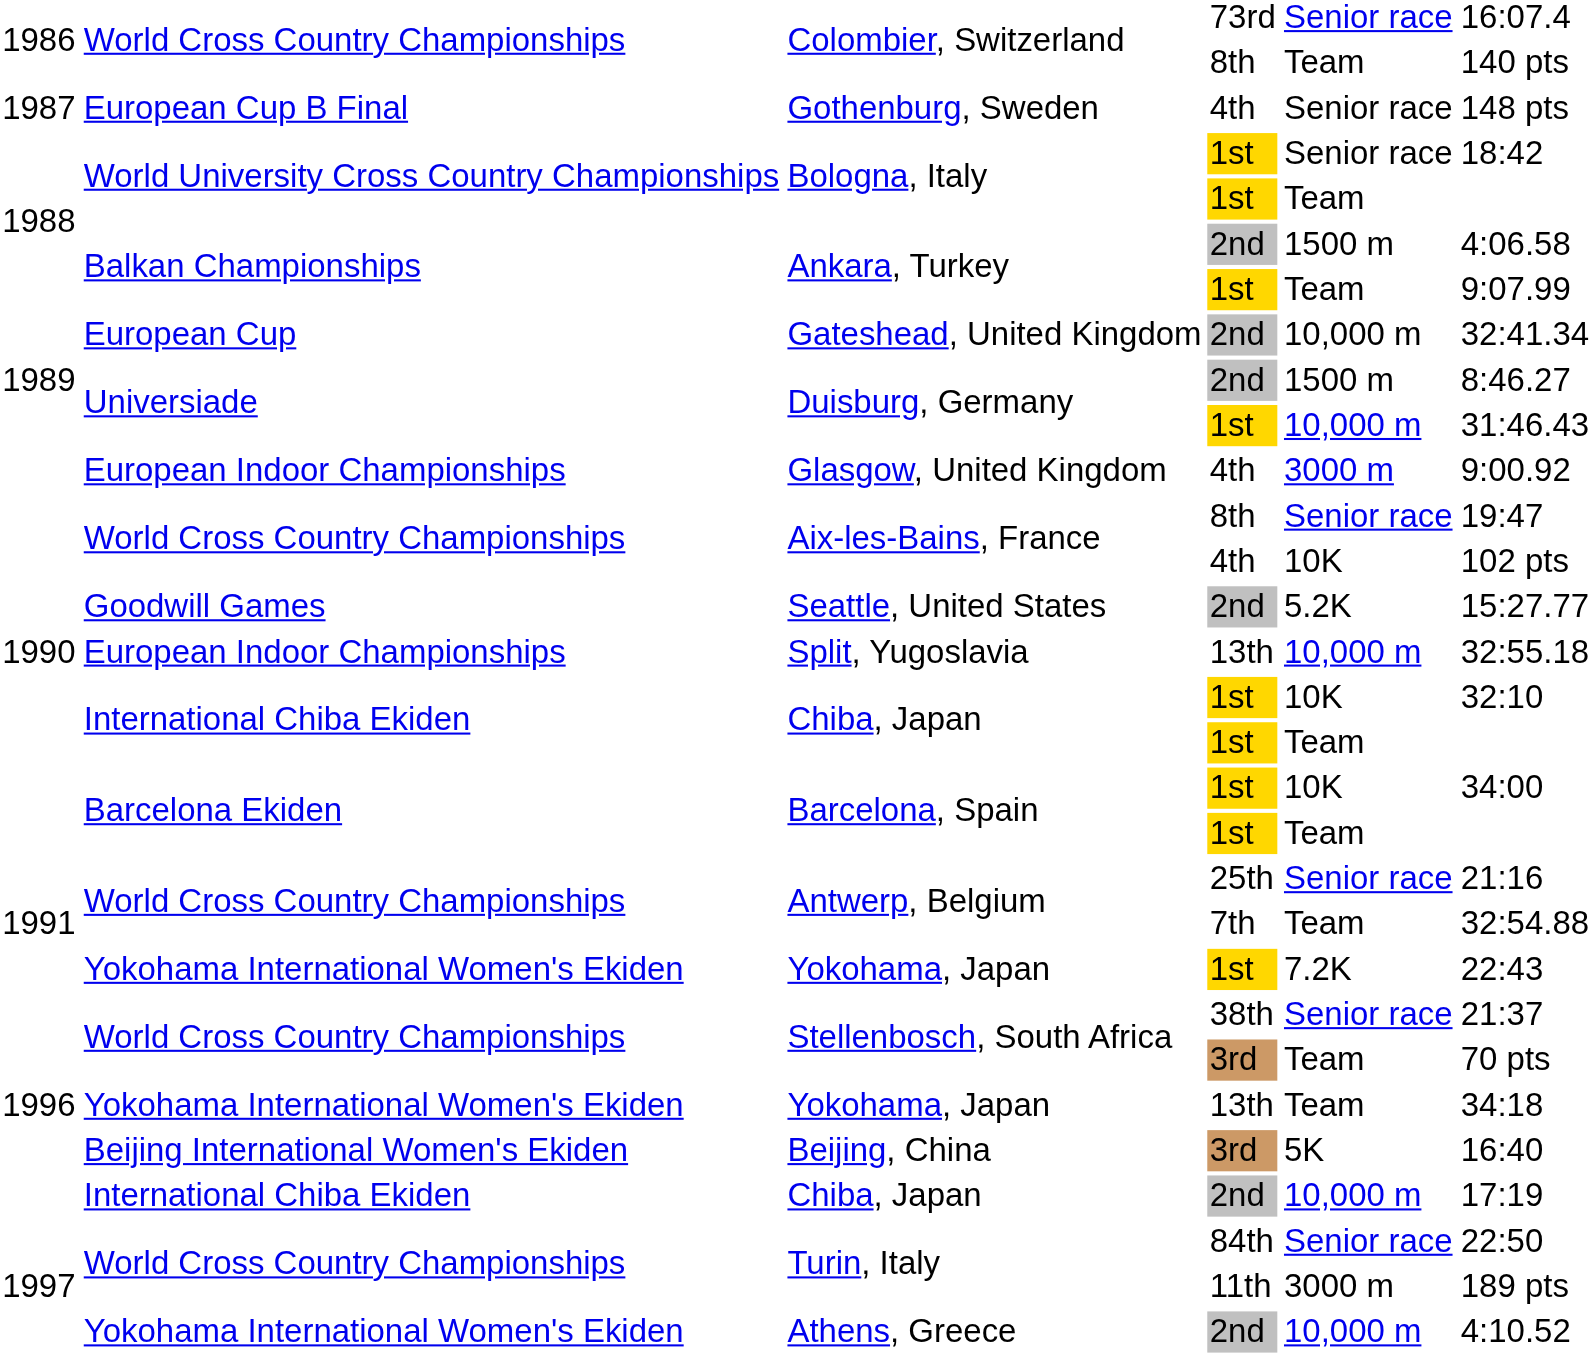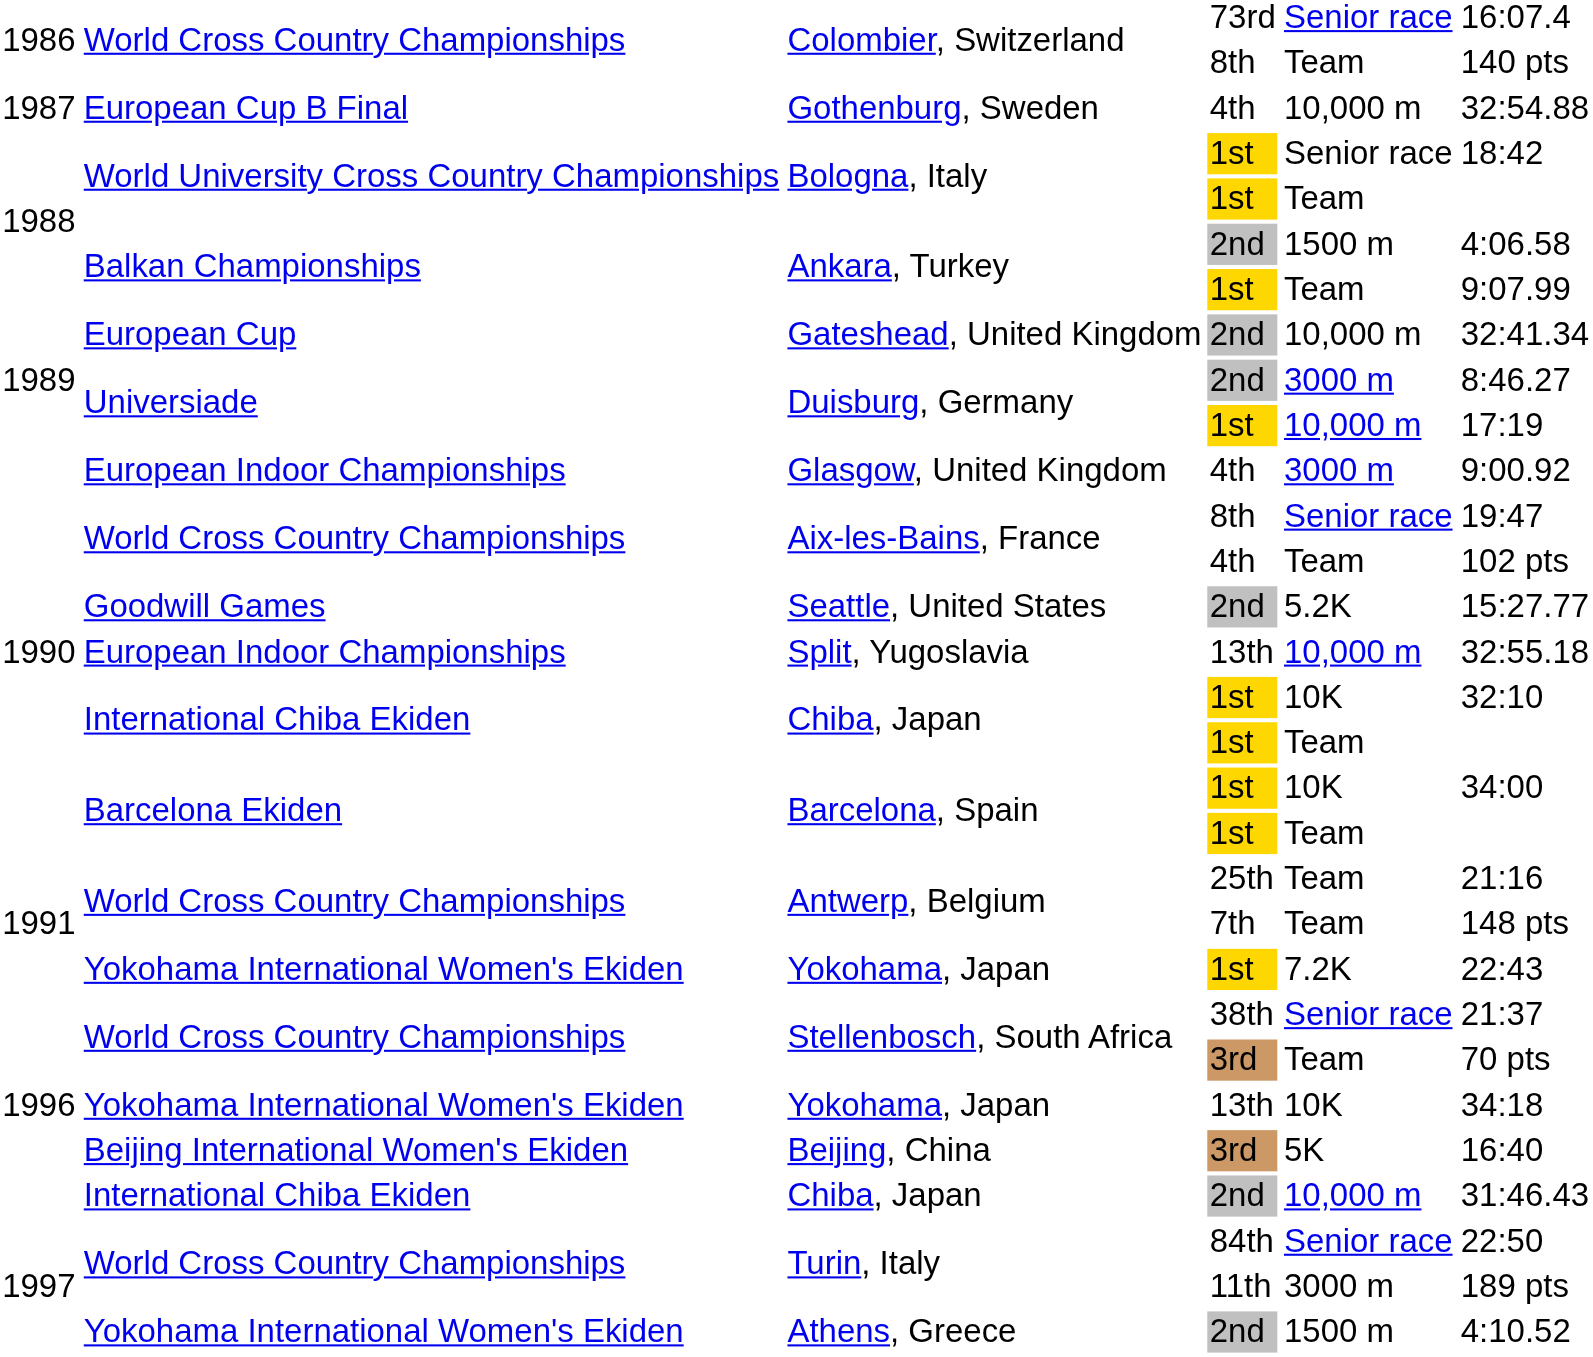(1368, 107) Senior race -> (1353, 107) 10,000 m
(1515, 107) 148 pts -> (1525, 107) 32:54.88
(1339, 379) 1500 m -> (1339, 379) 3000 m
(1525, 425) 31:46.43 -> (1502, 425) 17:19
(1313, 561) 10K -> (1324, 561) Team
(1368, 878) Senior race -> (1324, 878) Team
(1525, 923) 32:54.88 -> (1515, 923) 148 pts
(1324, 1104) Team -> (1313, 1104) 10K
(1502, 1195) 17:19 -> (1525, 1195) 31:46.43
(1353, 1331) 10,000 m -> (1339, 1331) 1500 m
